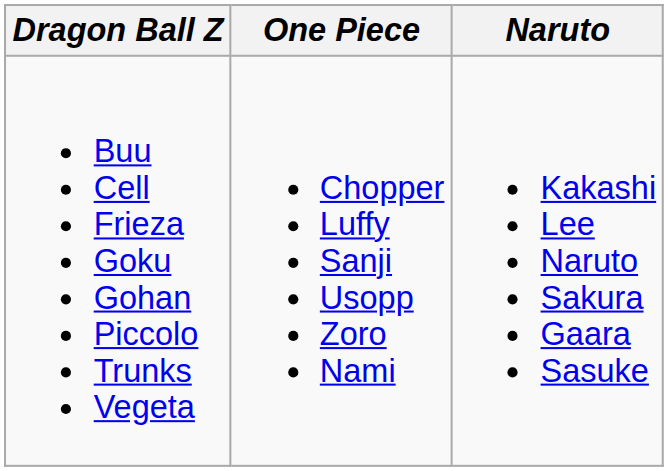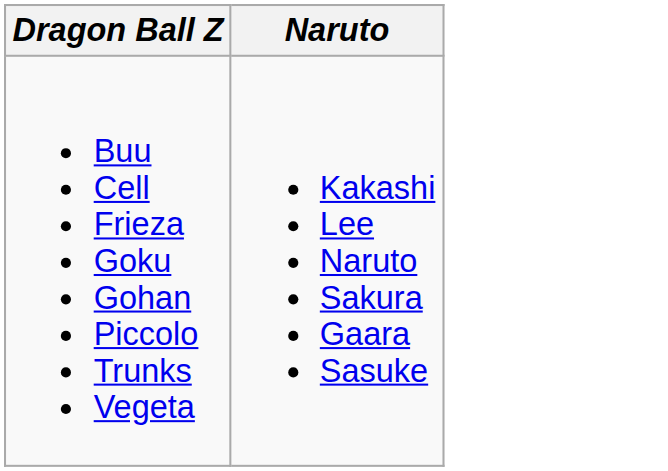- column: (342, 30)
